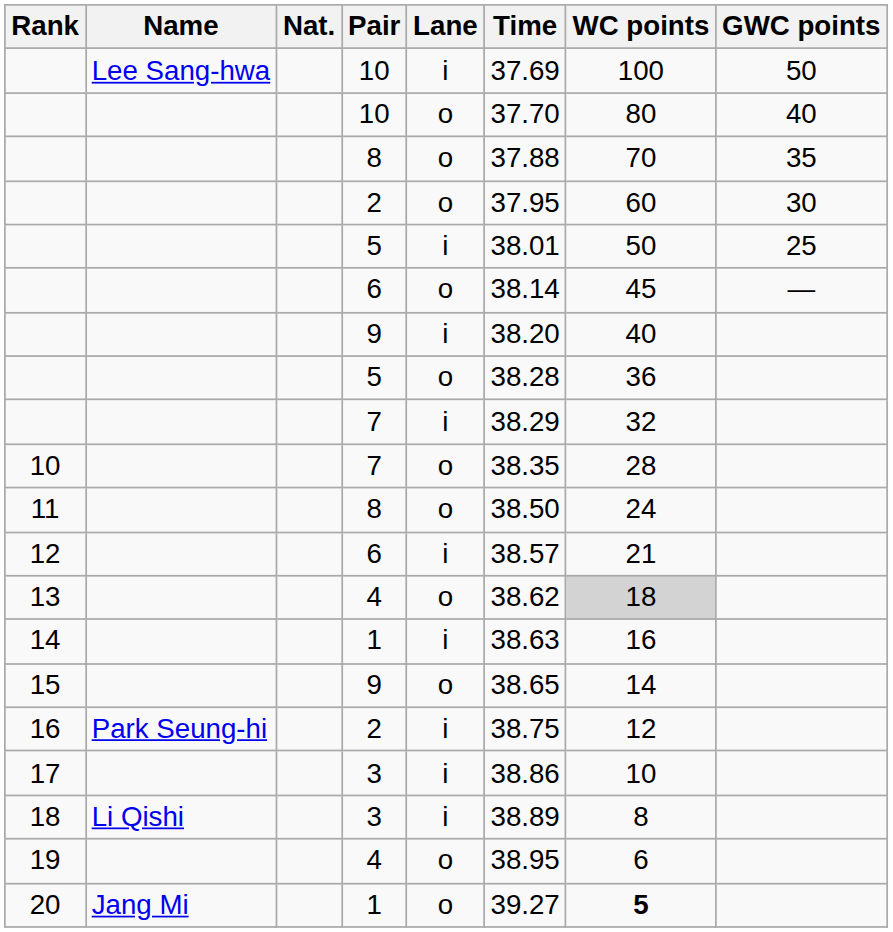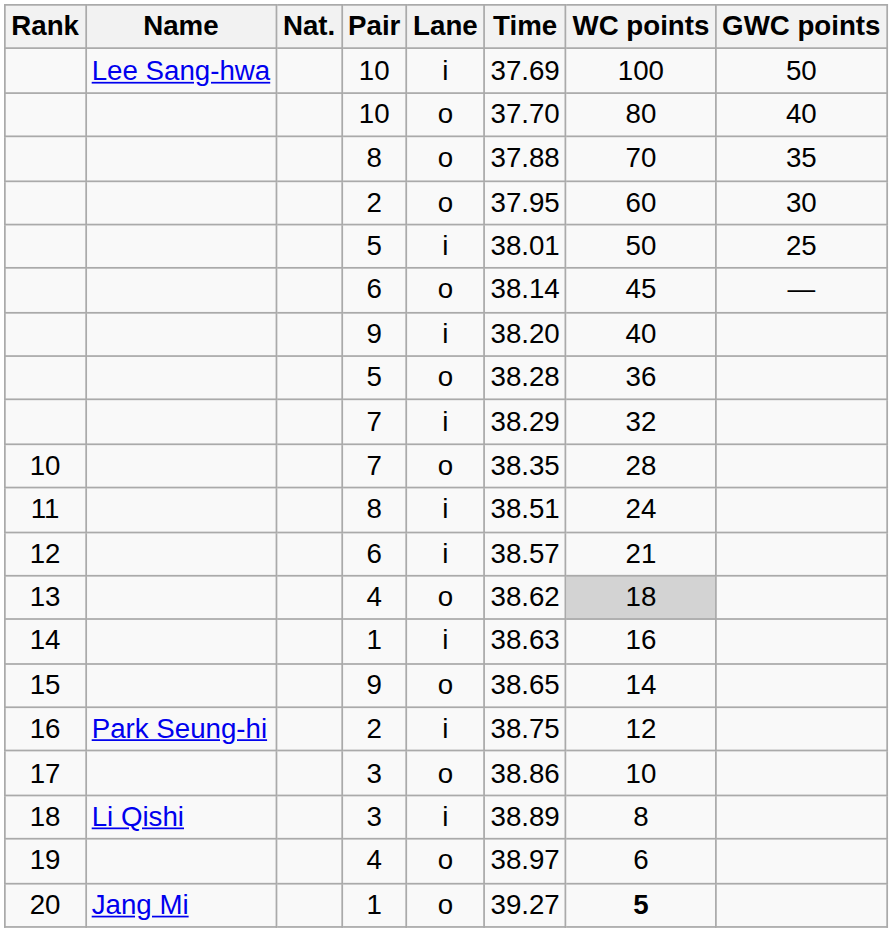(445, 509) o -> (445, 509) i
(525, 509) 38.50 -> (525, 509) 38.51
(445, 772) i -> (445, 772) o
(525, 860) 38.95 -> (525, 860) 38.97
